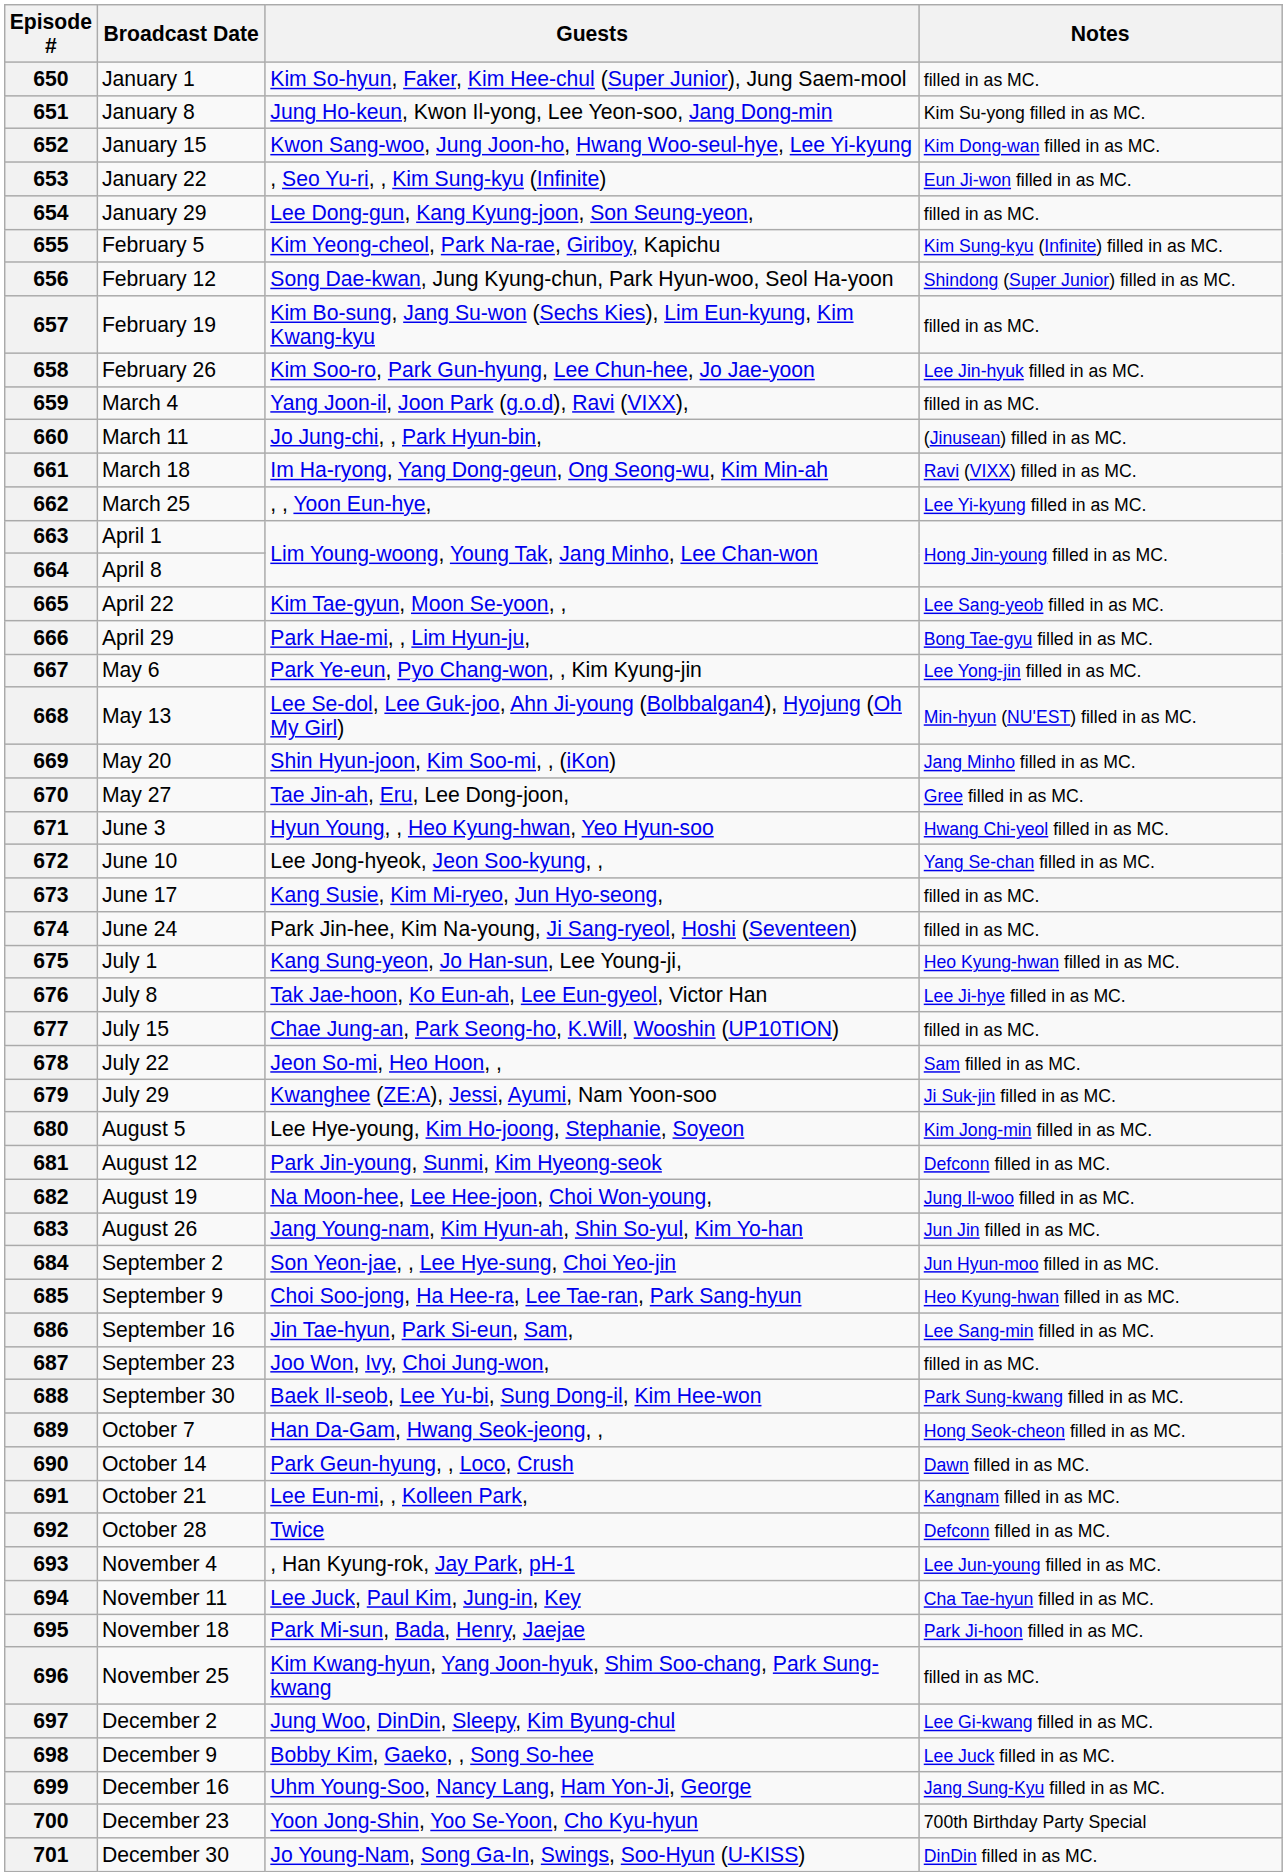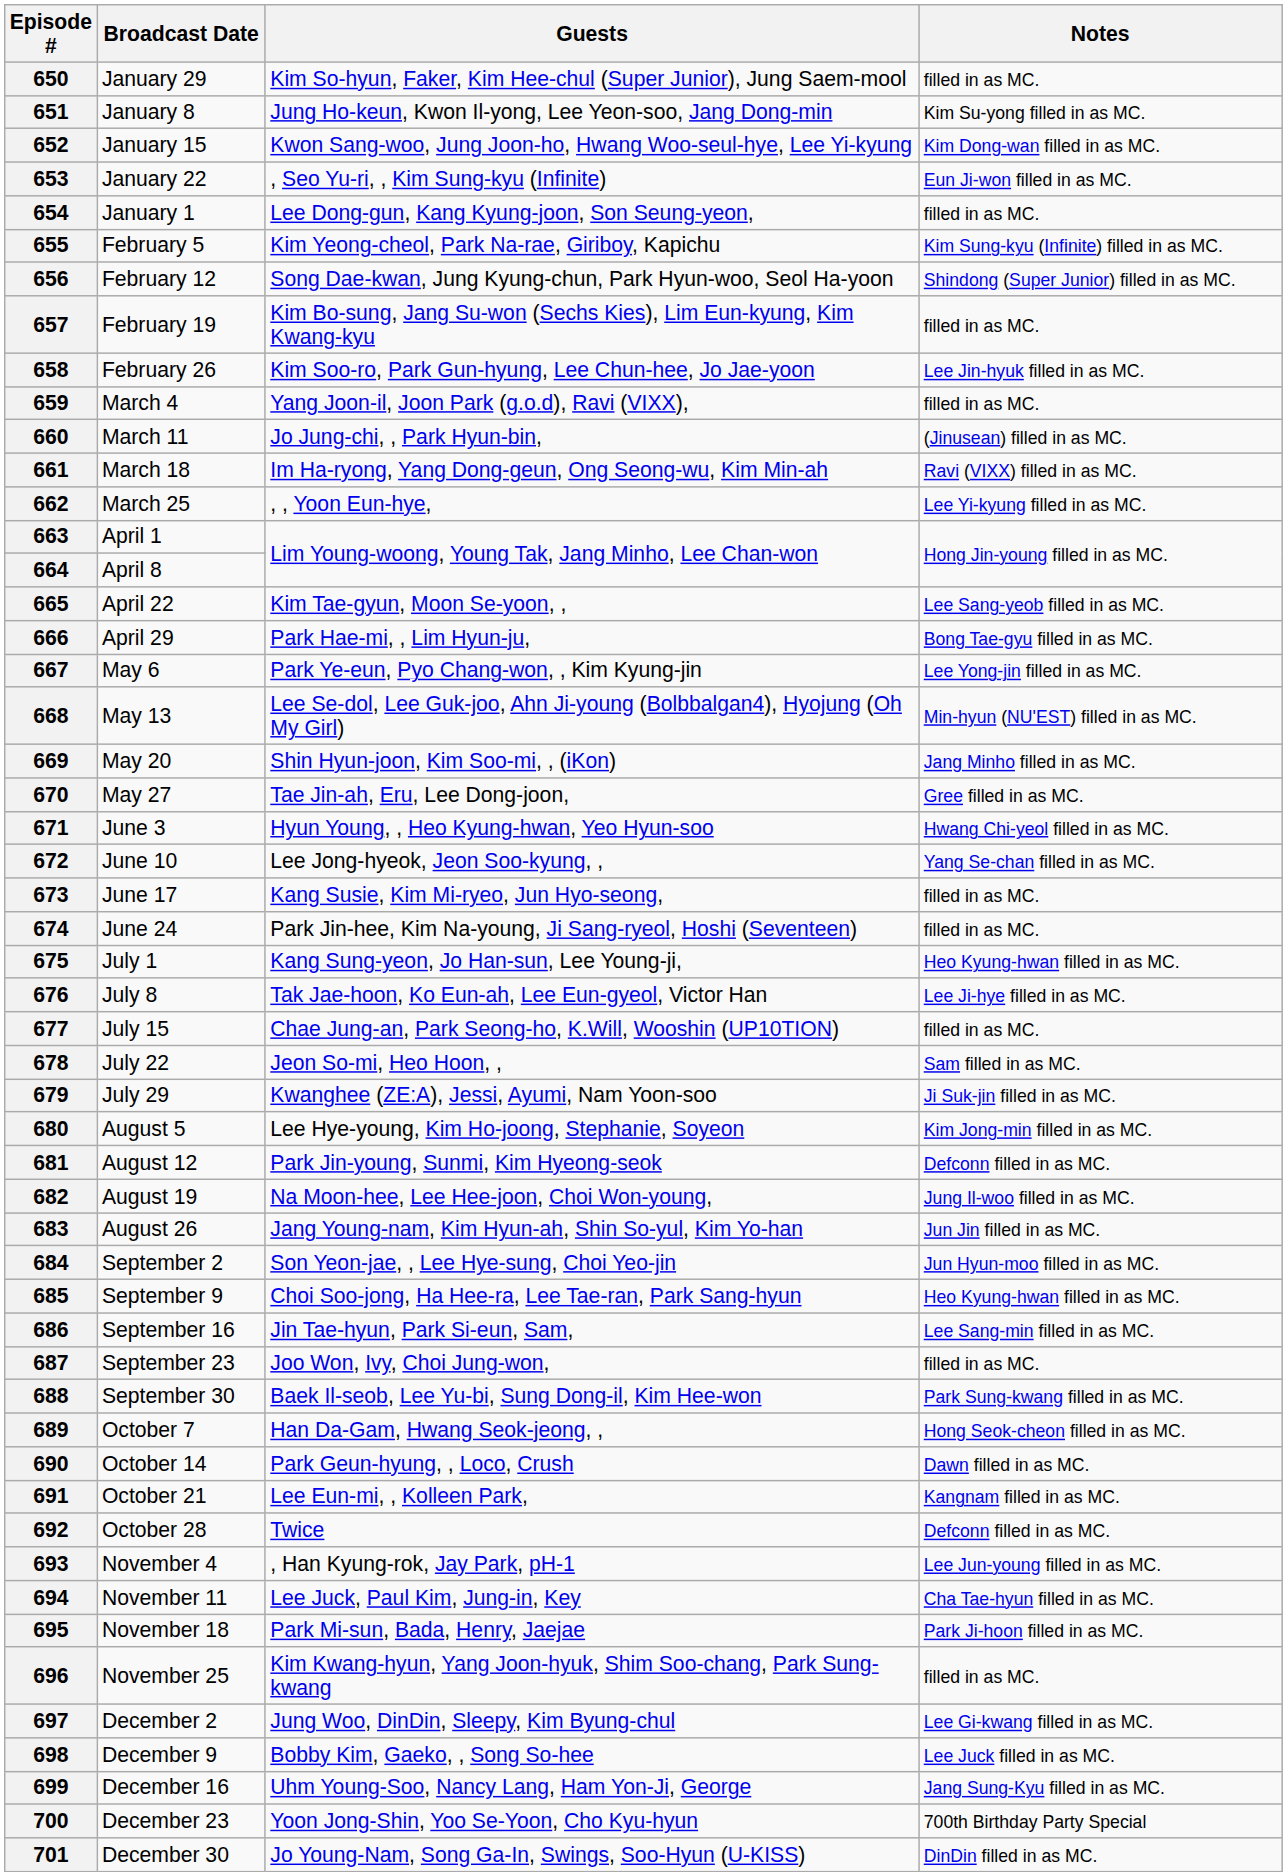(148, 79) January 1 -> (154, 79) January 29
(154, 213) January 29 -> (148, 213) January 1
